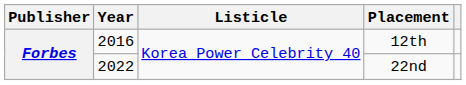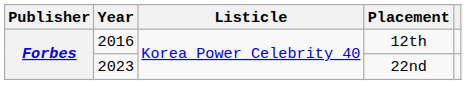(116, 67) 2022 -> (116, 67) 2023
